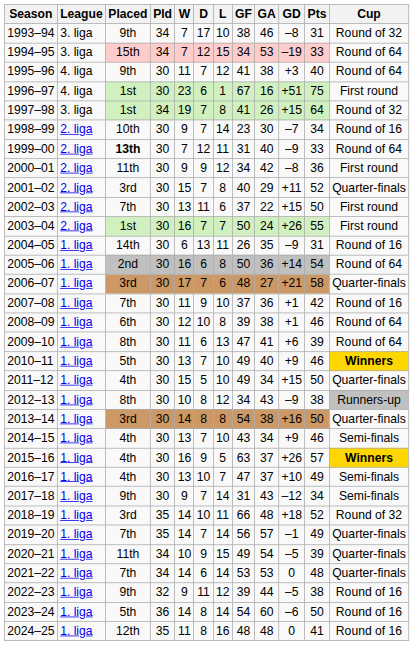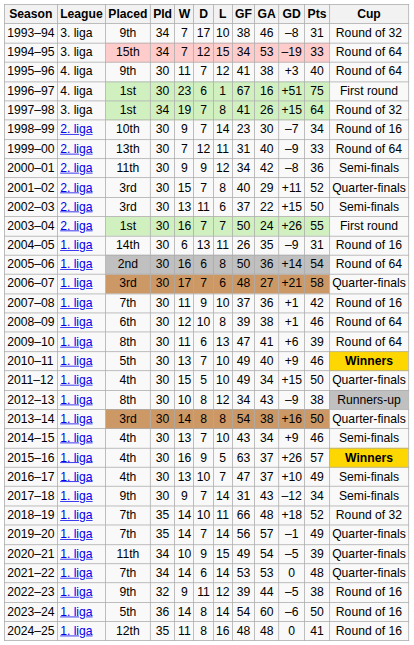(128, 149) bold -> (128, 149) normal
(369, 168) First round -> (369, 168) Semi-finals
(128, 206) 7th -> (128, 206) 3rd
(369, 206) First round -> (369, 206) Semi-finals
(128, 515) 3rd -> (128, 515) 7th
